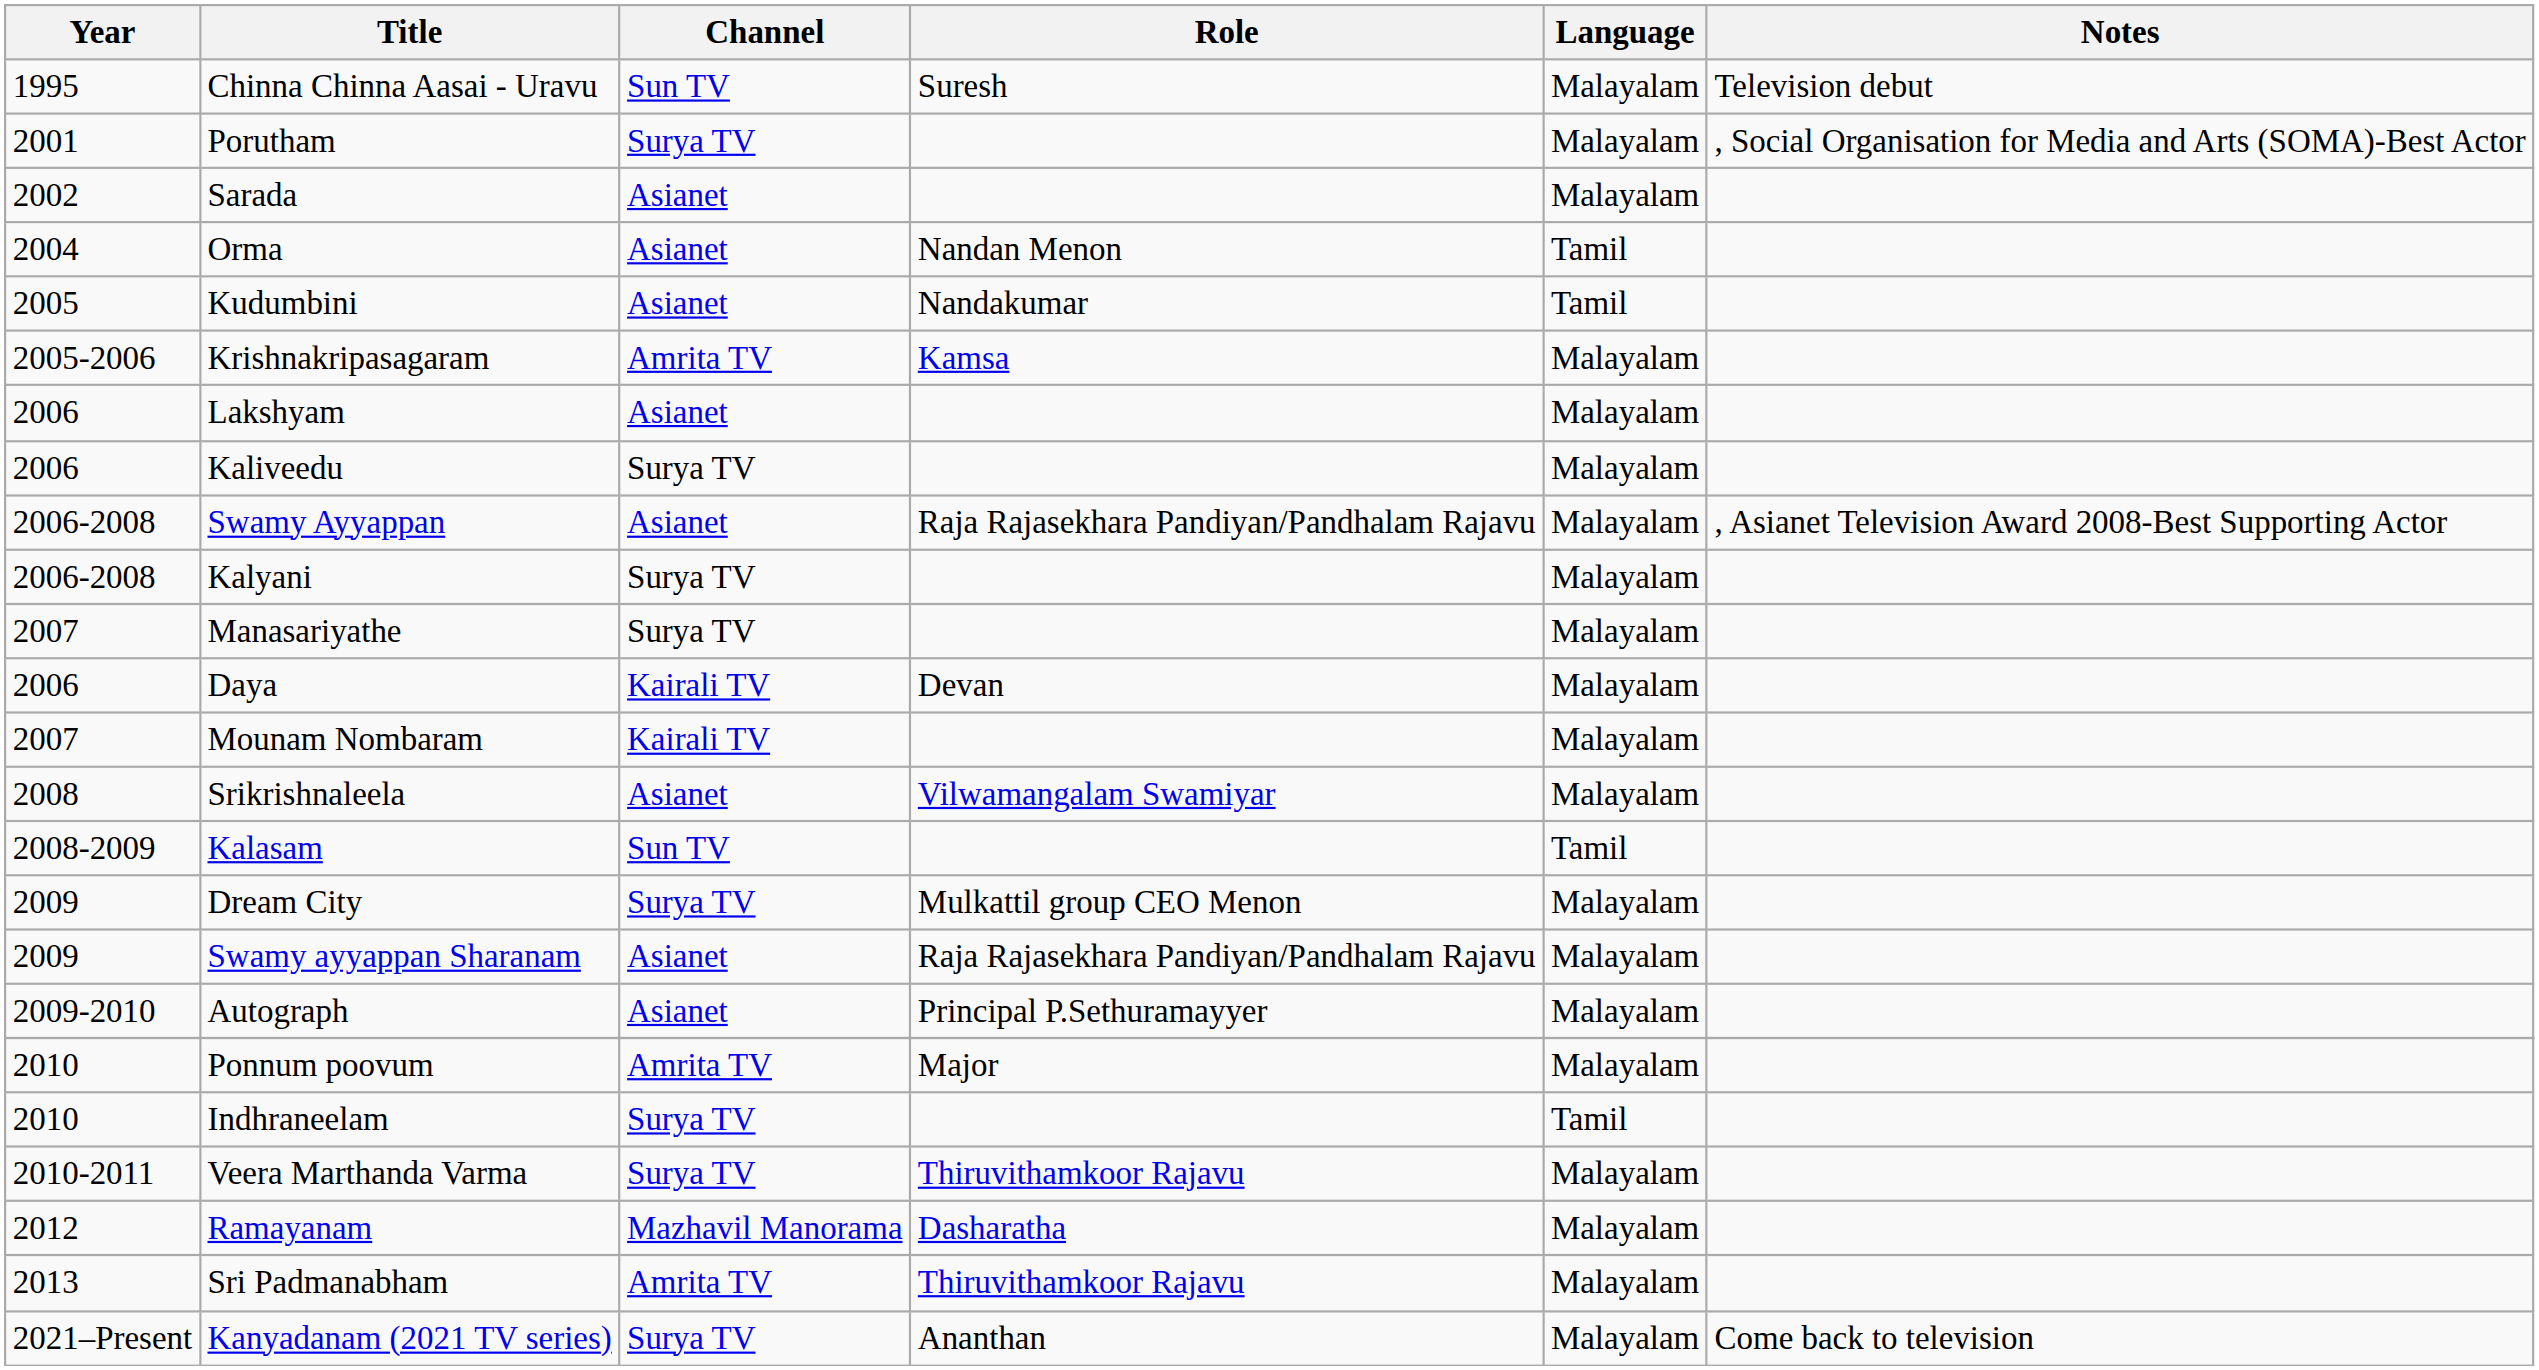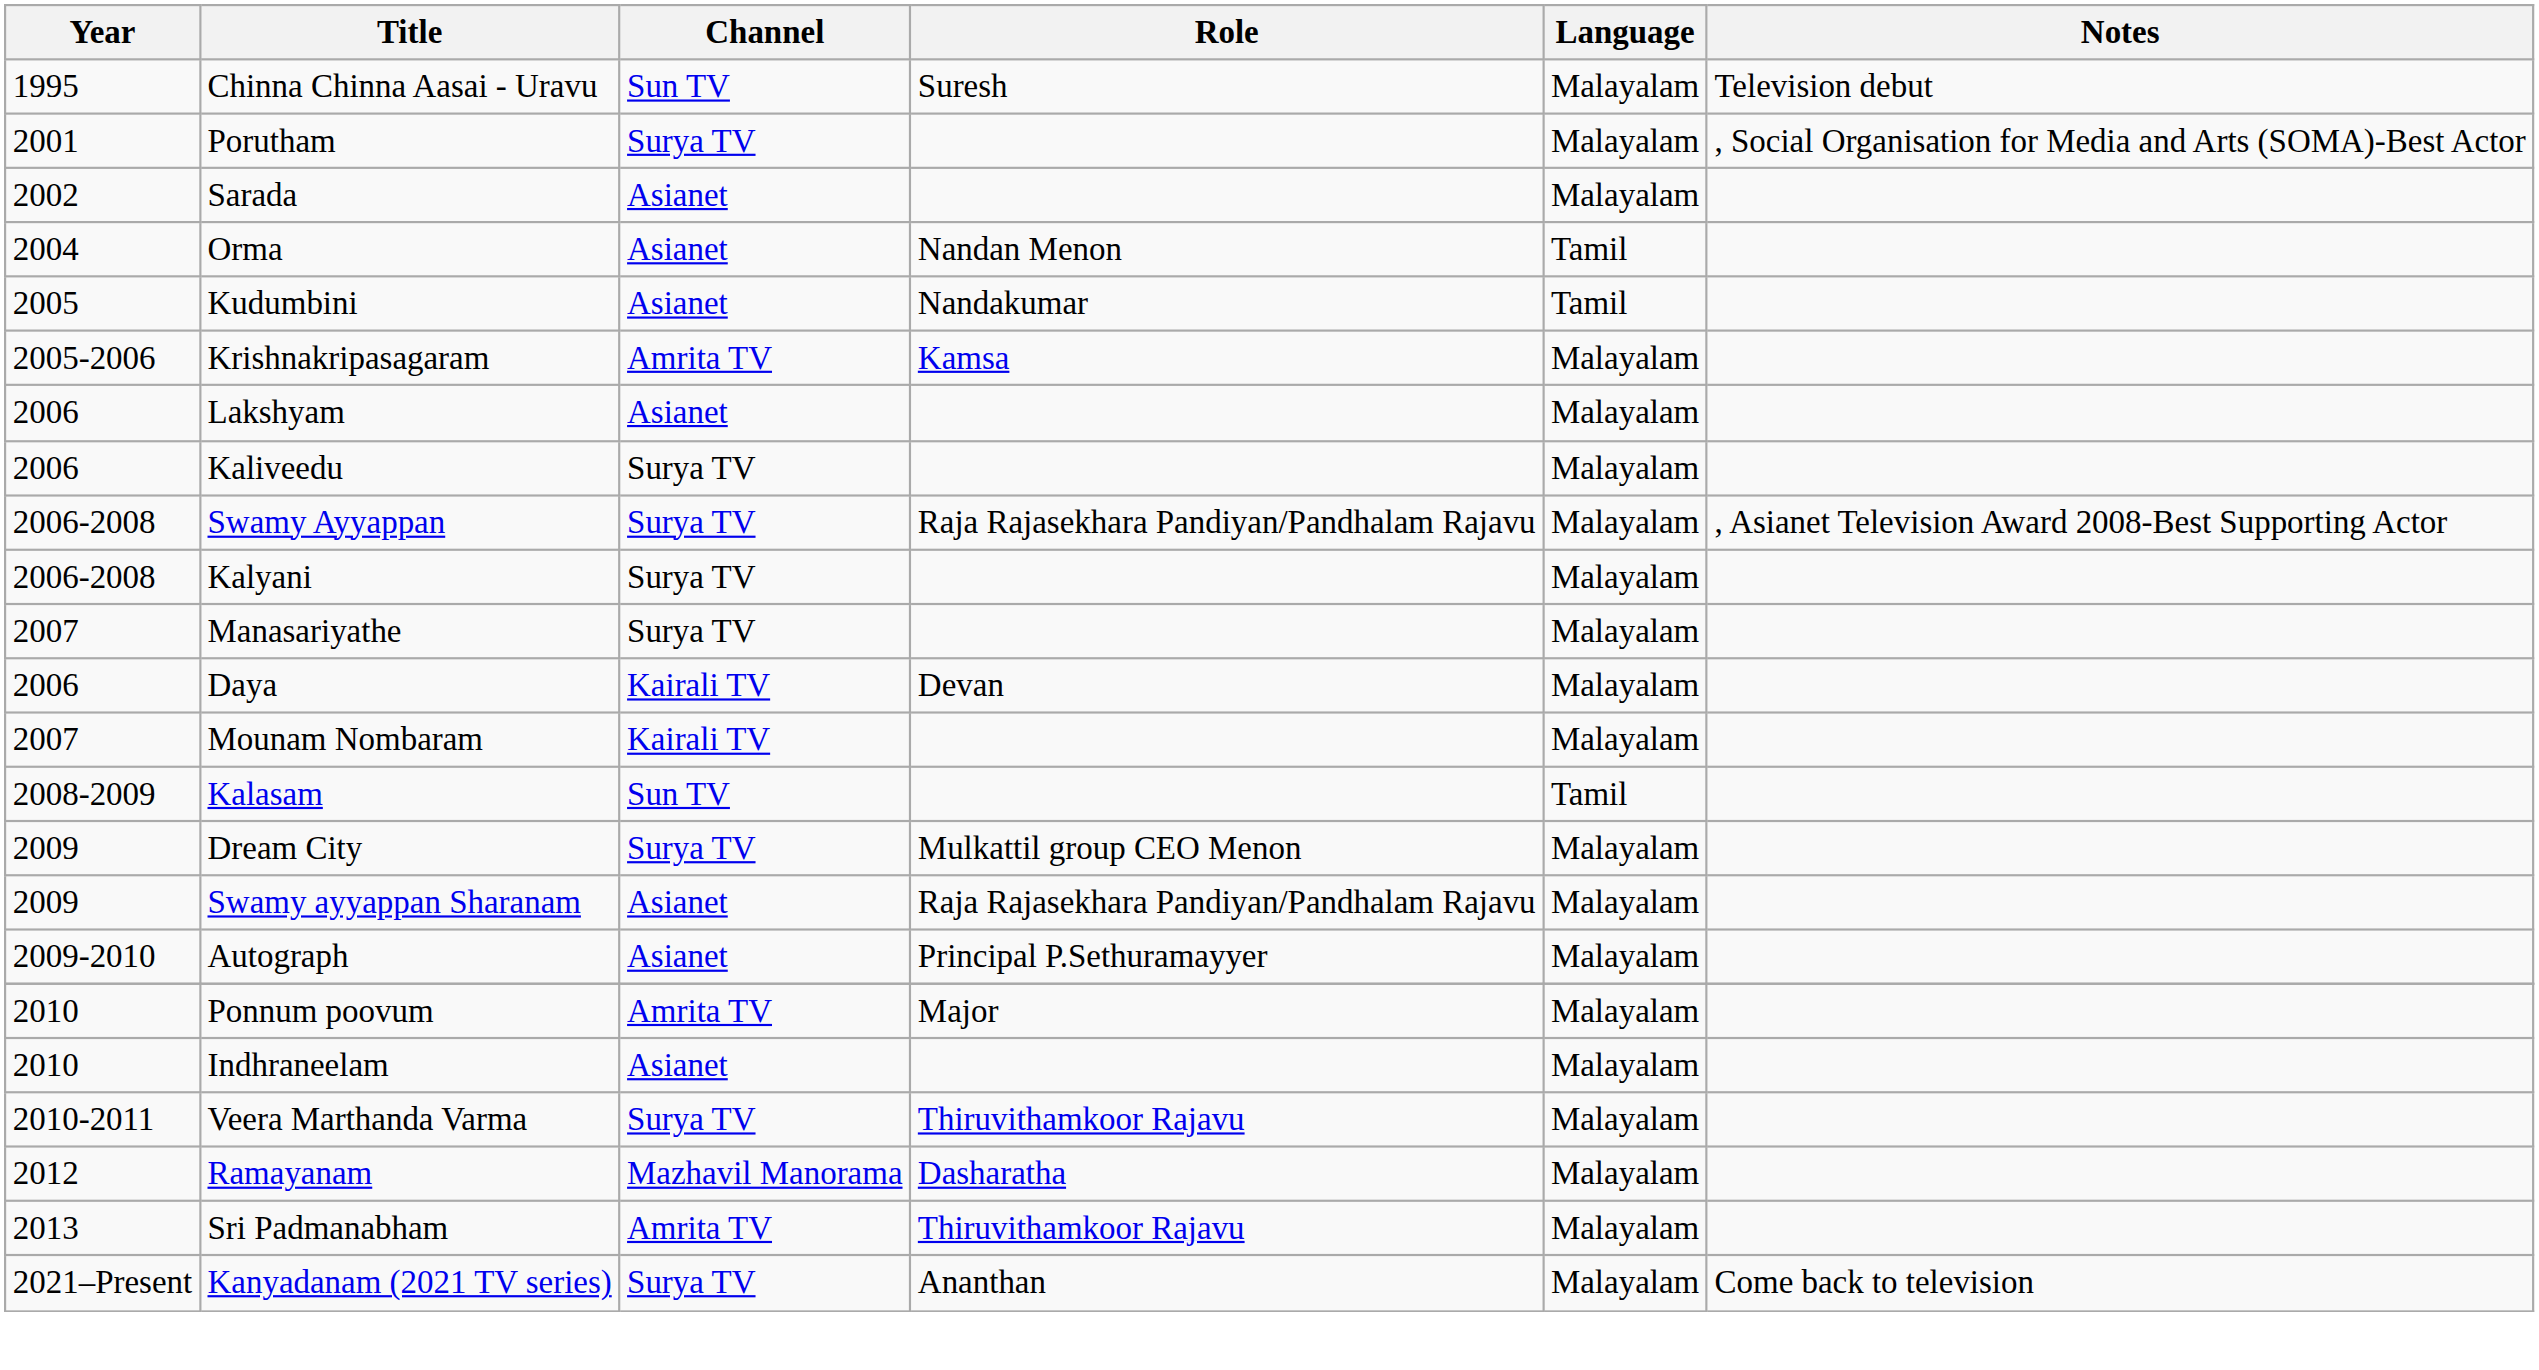(677, 521) Asianet -> (691, 521) Surya TV
- row: (306, 793)
(691, 1119) Surya TV -> (677, 1065) Asianet
(1589, 1119) Tamil -> (1625, 1065) Malayalam
